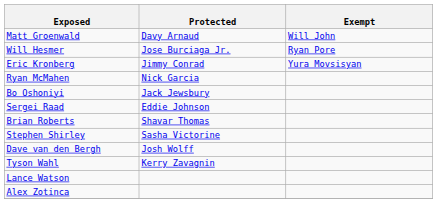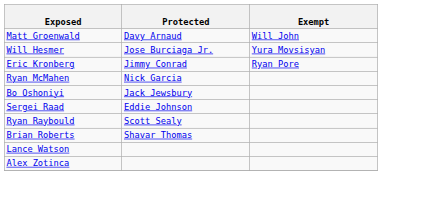(312, 50) Ryan Pore -> (288, 50) Yura Movsisyan
(325, 64) Yura Movsisyan -> (275, 64) Ryan Pore
+ row: (40, 121)
- row: (46, 135)
- row: (54, 149)
- row: (33, 163)
